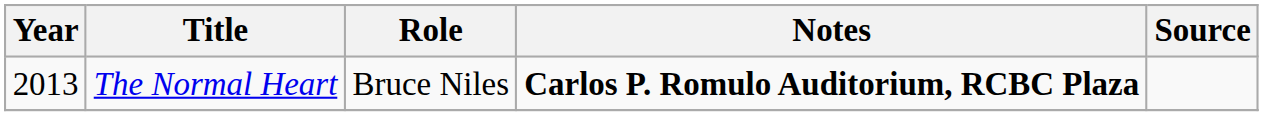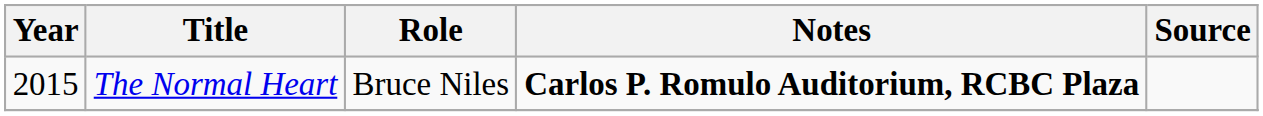(46, 82) 2013 -> (46, 82) 2015
